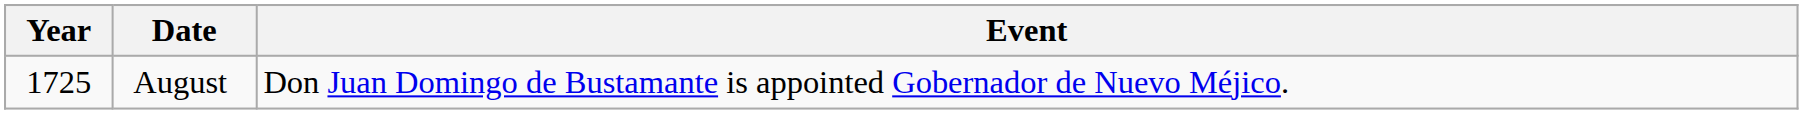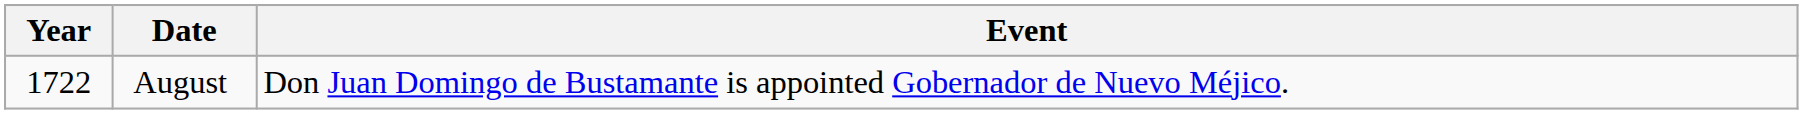(59, 81) 1725 -> (59, 81) 1722
